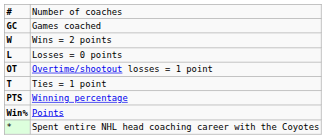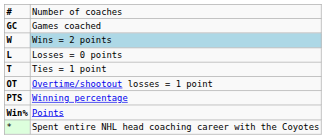(72, 40) no background -> (72, 40) lightblue background
rows swapped: (9, 84) <-> (12, 69)
